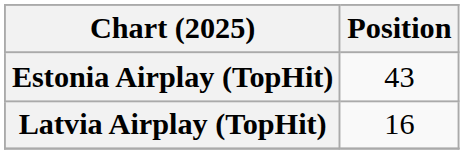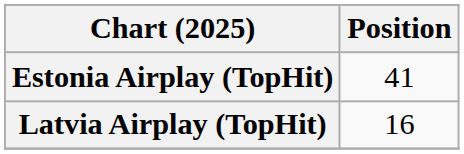(399, 76) 43 -> (399, 76) 41
